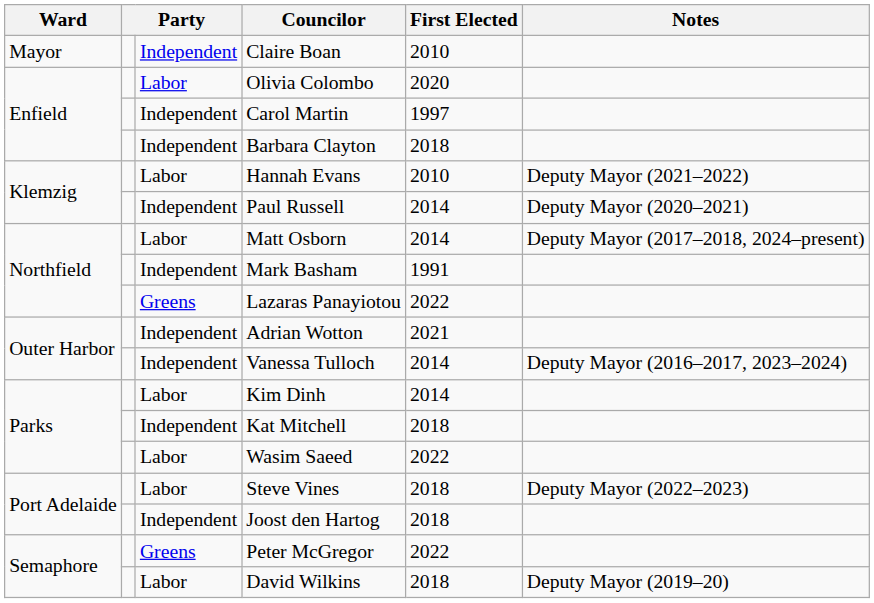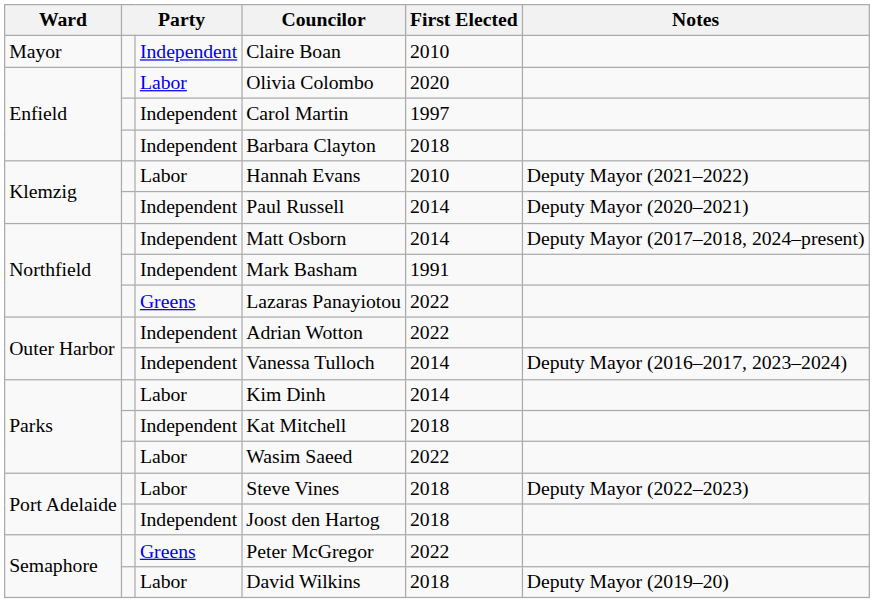(163, 238) Labor -> (189, 238) Independent
(430, 332) 2021 -> (430, 332) 2022
